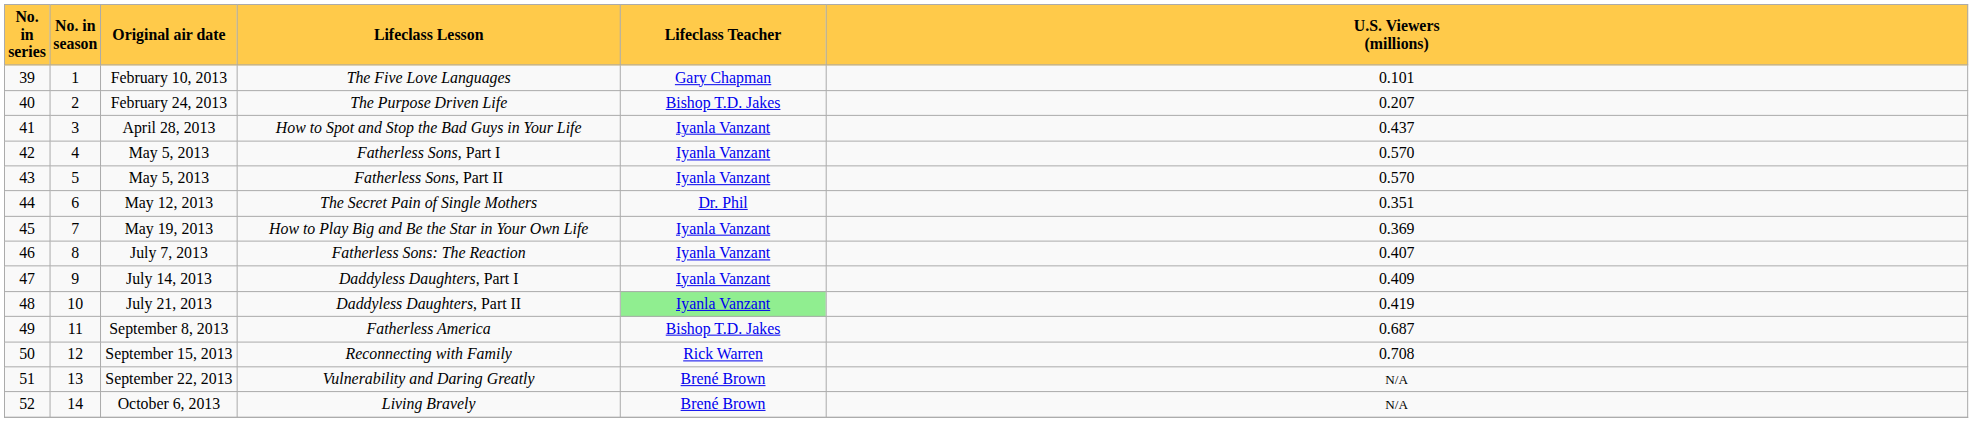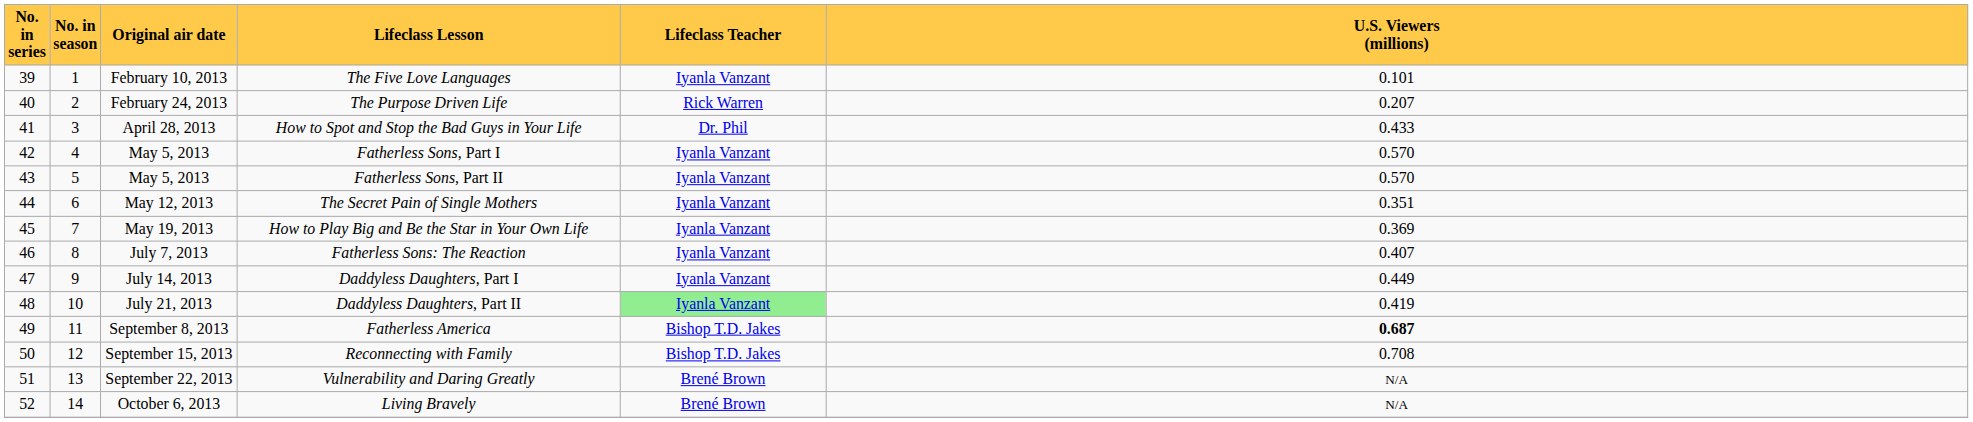(723, 77) Gary Chapman -> (723, 77) Iyanla Vanzant
(723, 102) Bishop T.D. Jakes -> (723, 102) Rick Warren
(723, 128) Iyanla Vanzant -> (723, 128) Dr. Phil
(1397, 128) 0.437 -> (1397, 128) 0.433
(723, 203) Dr. Phil -> (723, 203) Iyanla Vanzant
(1397, 278) 0.409 -> (1397, 278) 0.449
(1397, 329) normal -> (1397, 329) bold
(723, 354) Rick Warren -> (723, 354) Bishop T.D. Jakes
